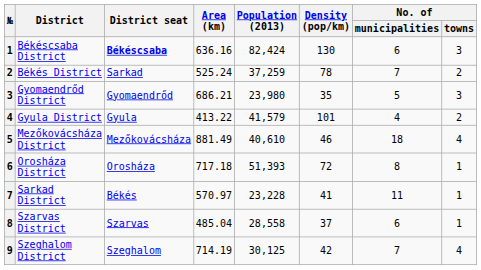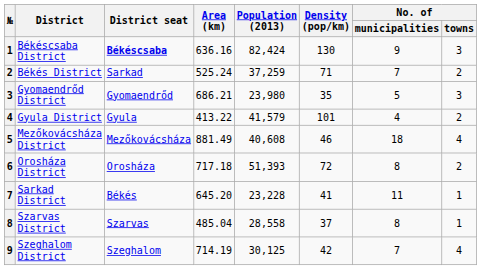(397, 51) 6 -> (397, 51) 9
(326, 73) 78 -> (326, 73) 71
(267, 139) 40,610 -> (267, 139) 40,608
(459, 167) 1 -> (459, 167) 2
(214, 195) 570.97 -> (214, 195) 645.20
(397, 223) 6 -> (397, 223) 8
